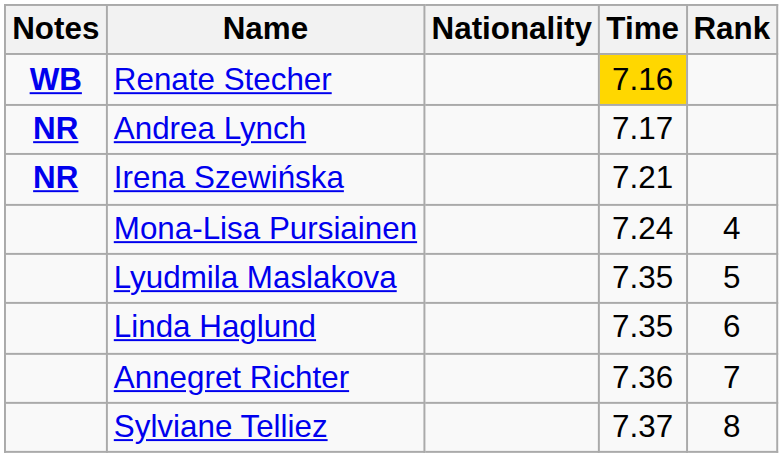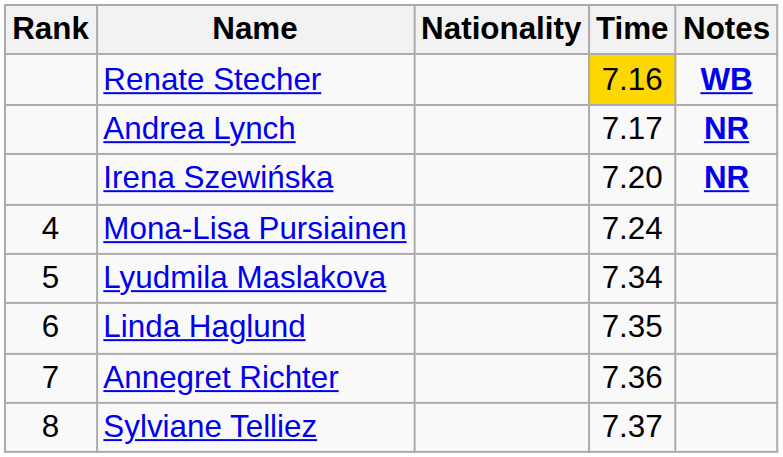columns swapped: (732, 29) <-> (56, 29)
(643, 178) 7.21 -> (632, 178) 7.20
(643, 278) 7.35 -> (632, 278) 7.34
